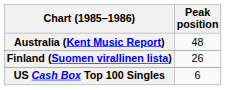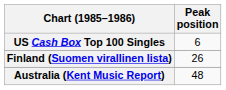rows swapped: (89, 42) <-> (89, 76)
